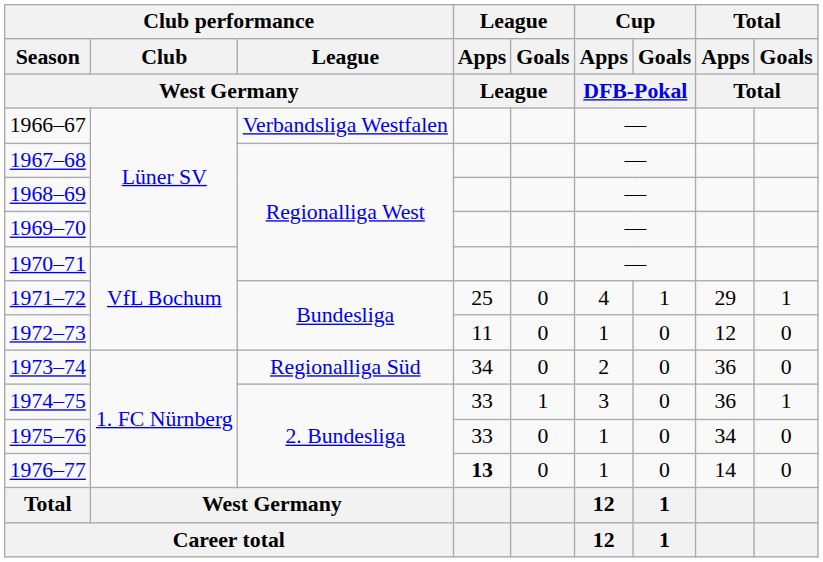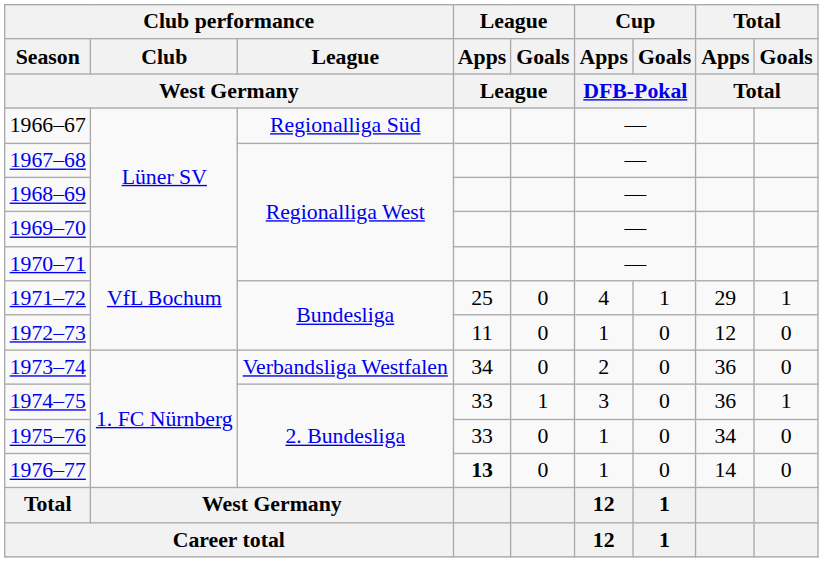(345, 125) Verbandsliga Westfalen -> (345, 125) Regionalliga Süd
(345, 366) Regionalliga Süd -> (345, 366) Verbandsliga Westfalen
